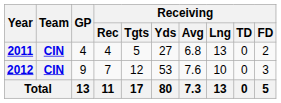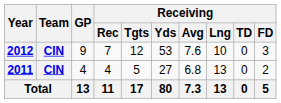rows swapped: (20, 51) <-> (20, 70)
